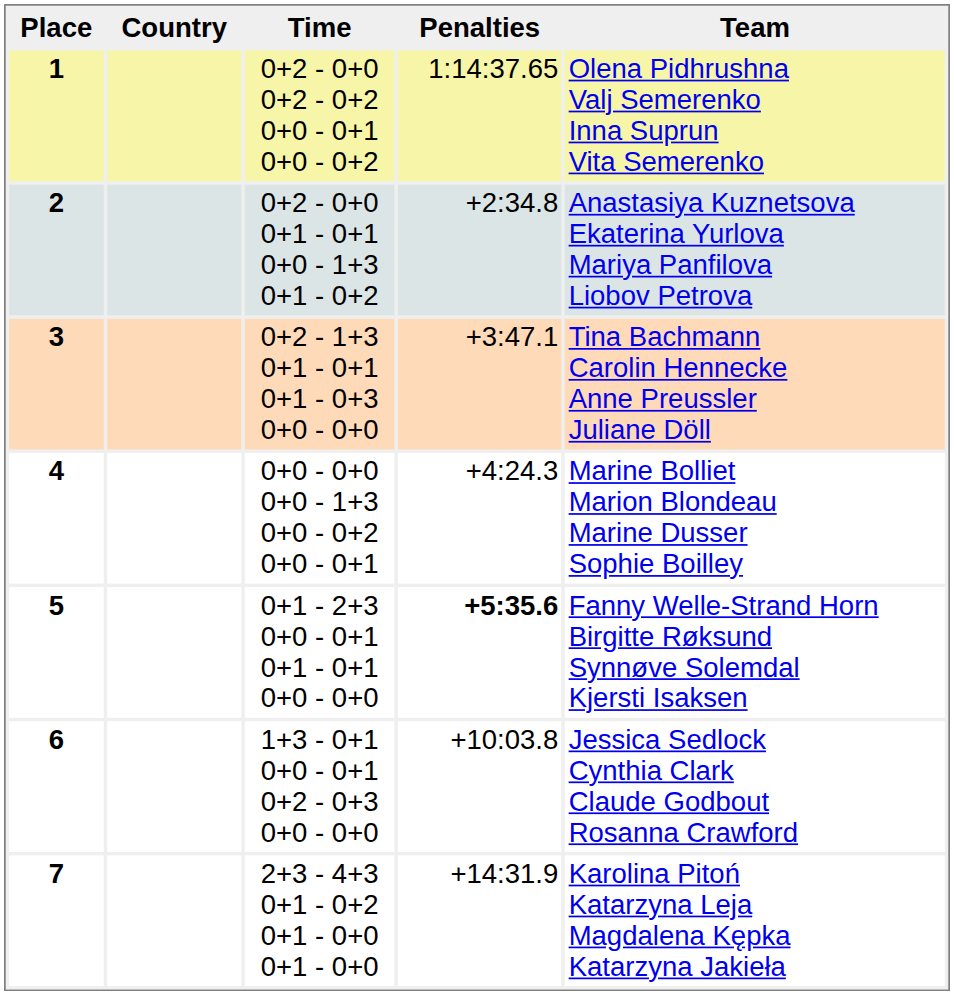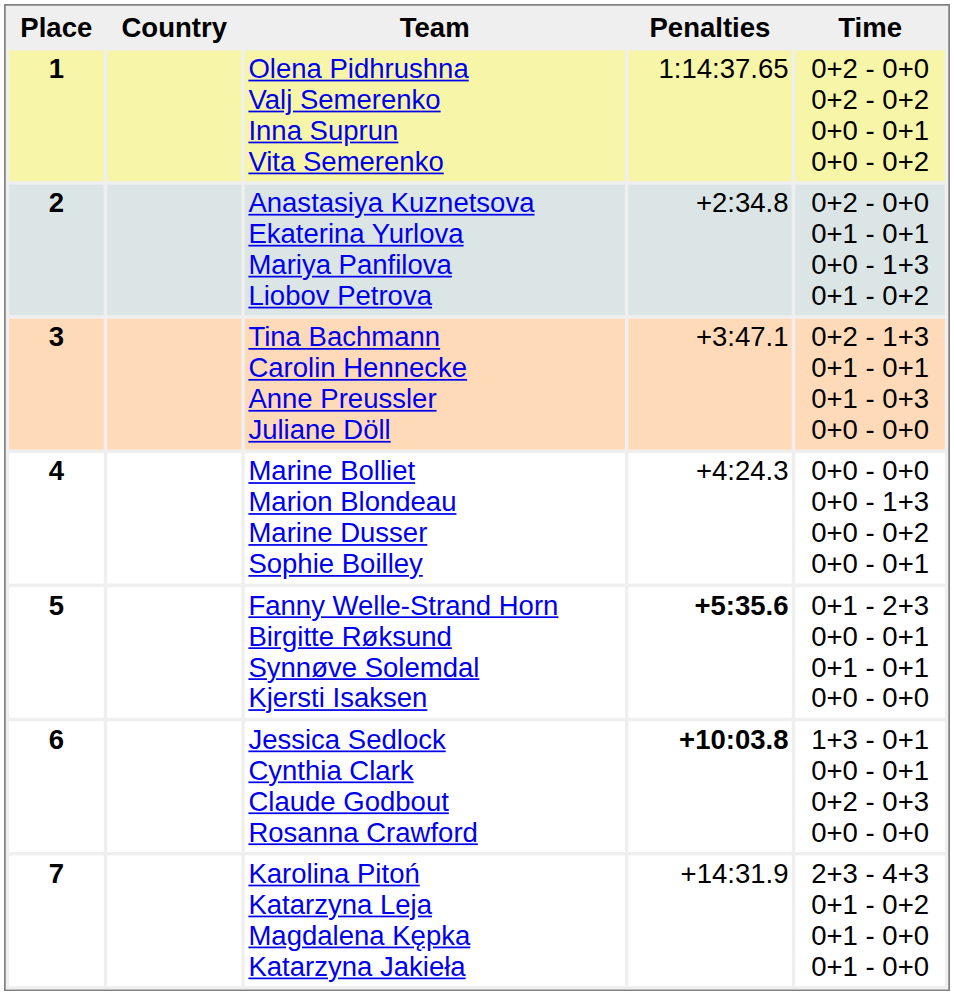columns swapped: (755, 27) <-> (320, 27)
(504, 739) normal -> (734, 739) bold
